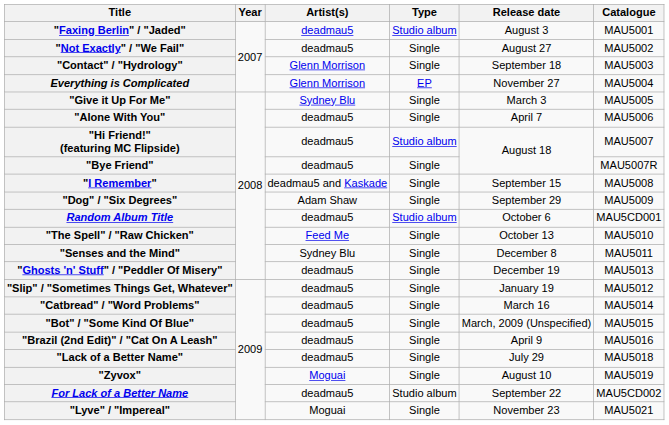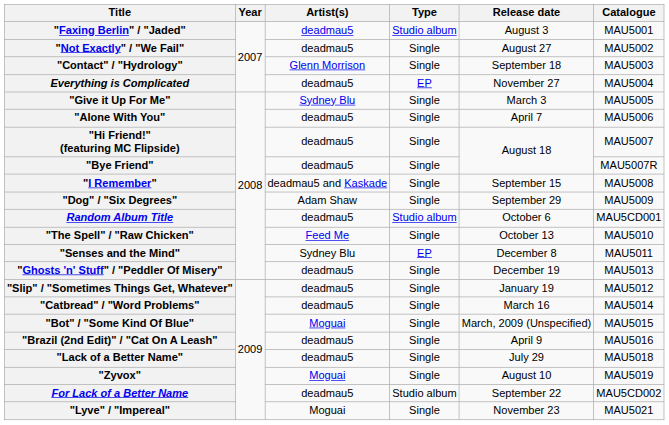(327, 83) Glenn Morrison -> (327, 83) deadmau5
(424, 142) Studio album -> (424, 142) Single
(424, 253) Single -> (424, 253) EP
(327, 323) deadmau5 -> (327, 323) Moguai
